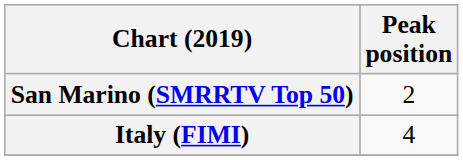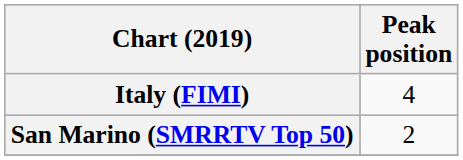rows swapped: (182, 134) <-> (182, 94)
